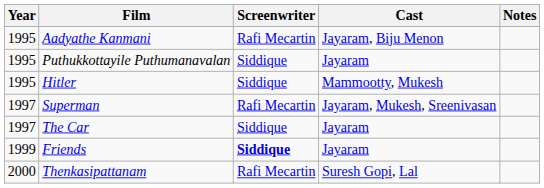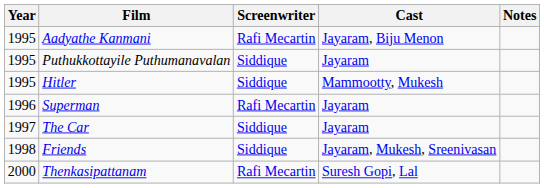(22, 104) 1997 -> (22, 104) 1996
(409, 104) Jayaram, Mukesh, Sreenivasan -> (345, 104) Jayaram
(22, 149) 1999 -> (22, 149) 1998
(264, 149) bold -> (262, 149) normal
(345, 149) Jayaram -> (409, 149) Jayaram, Mukesh, Sreenivasan
